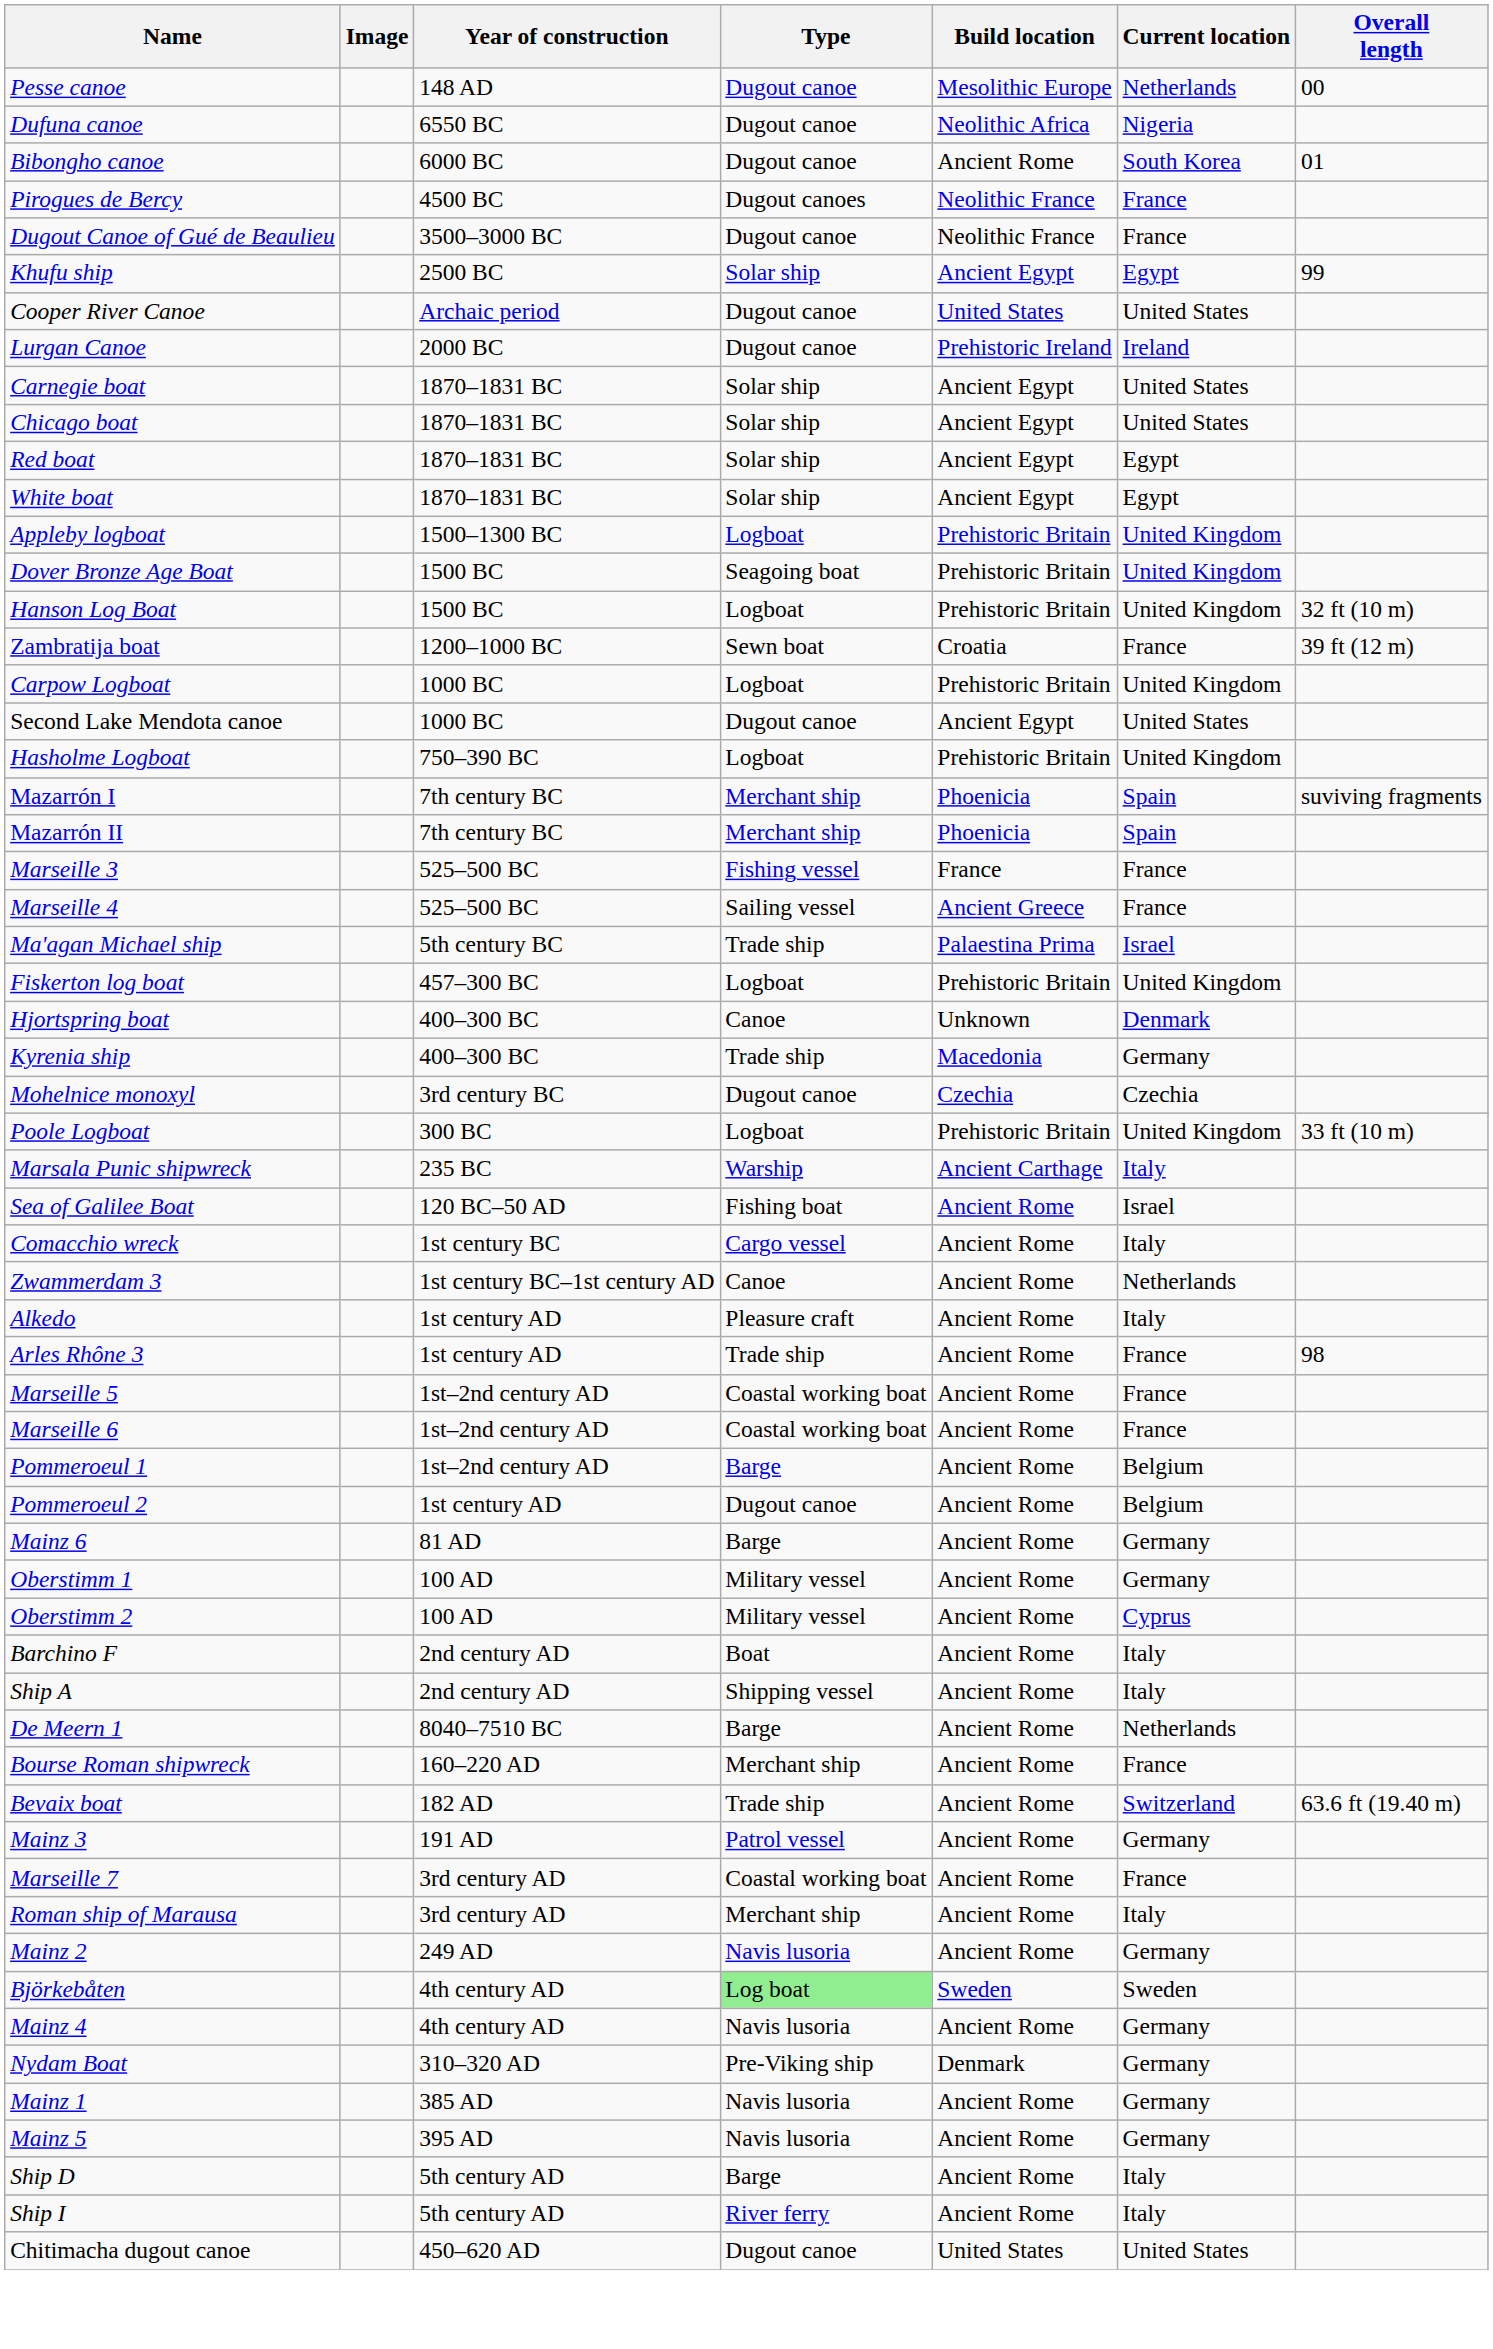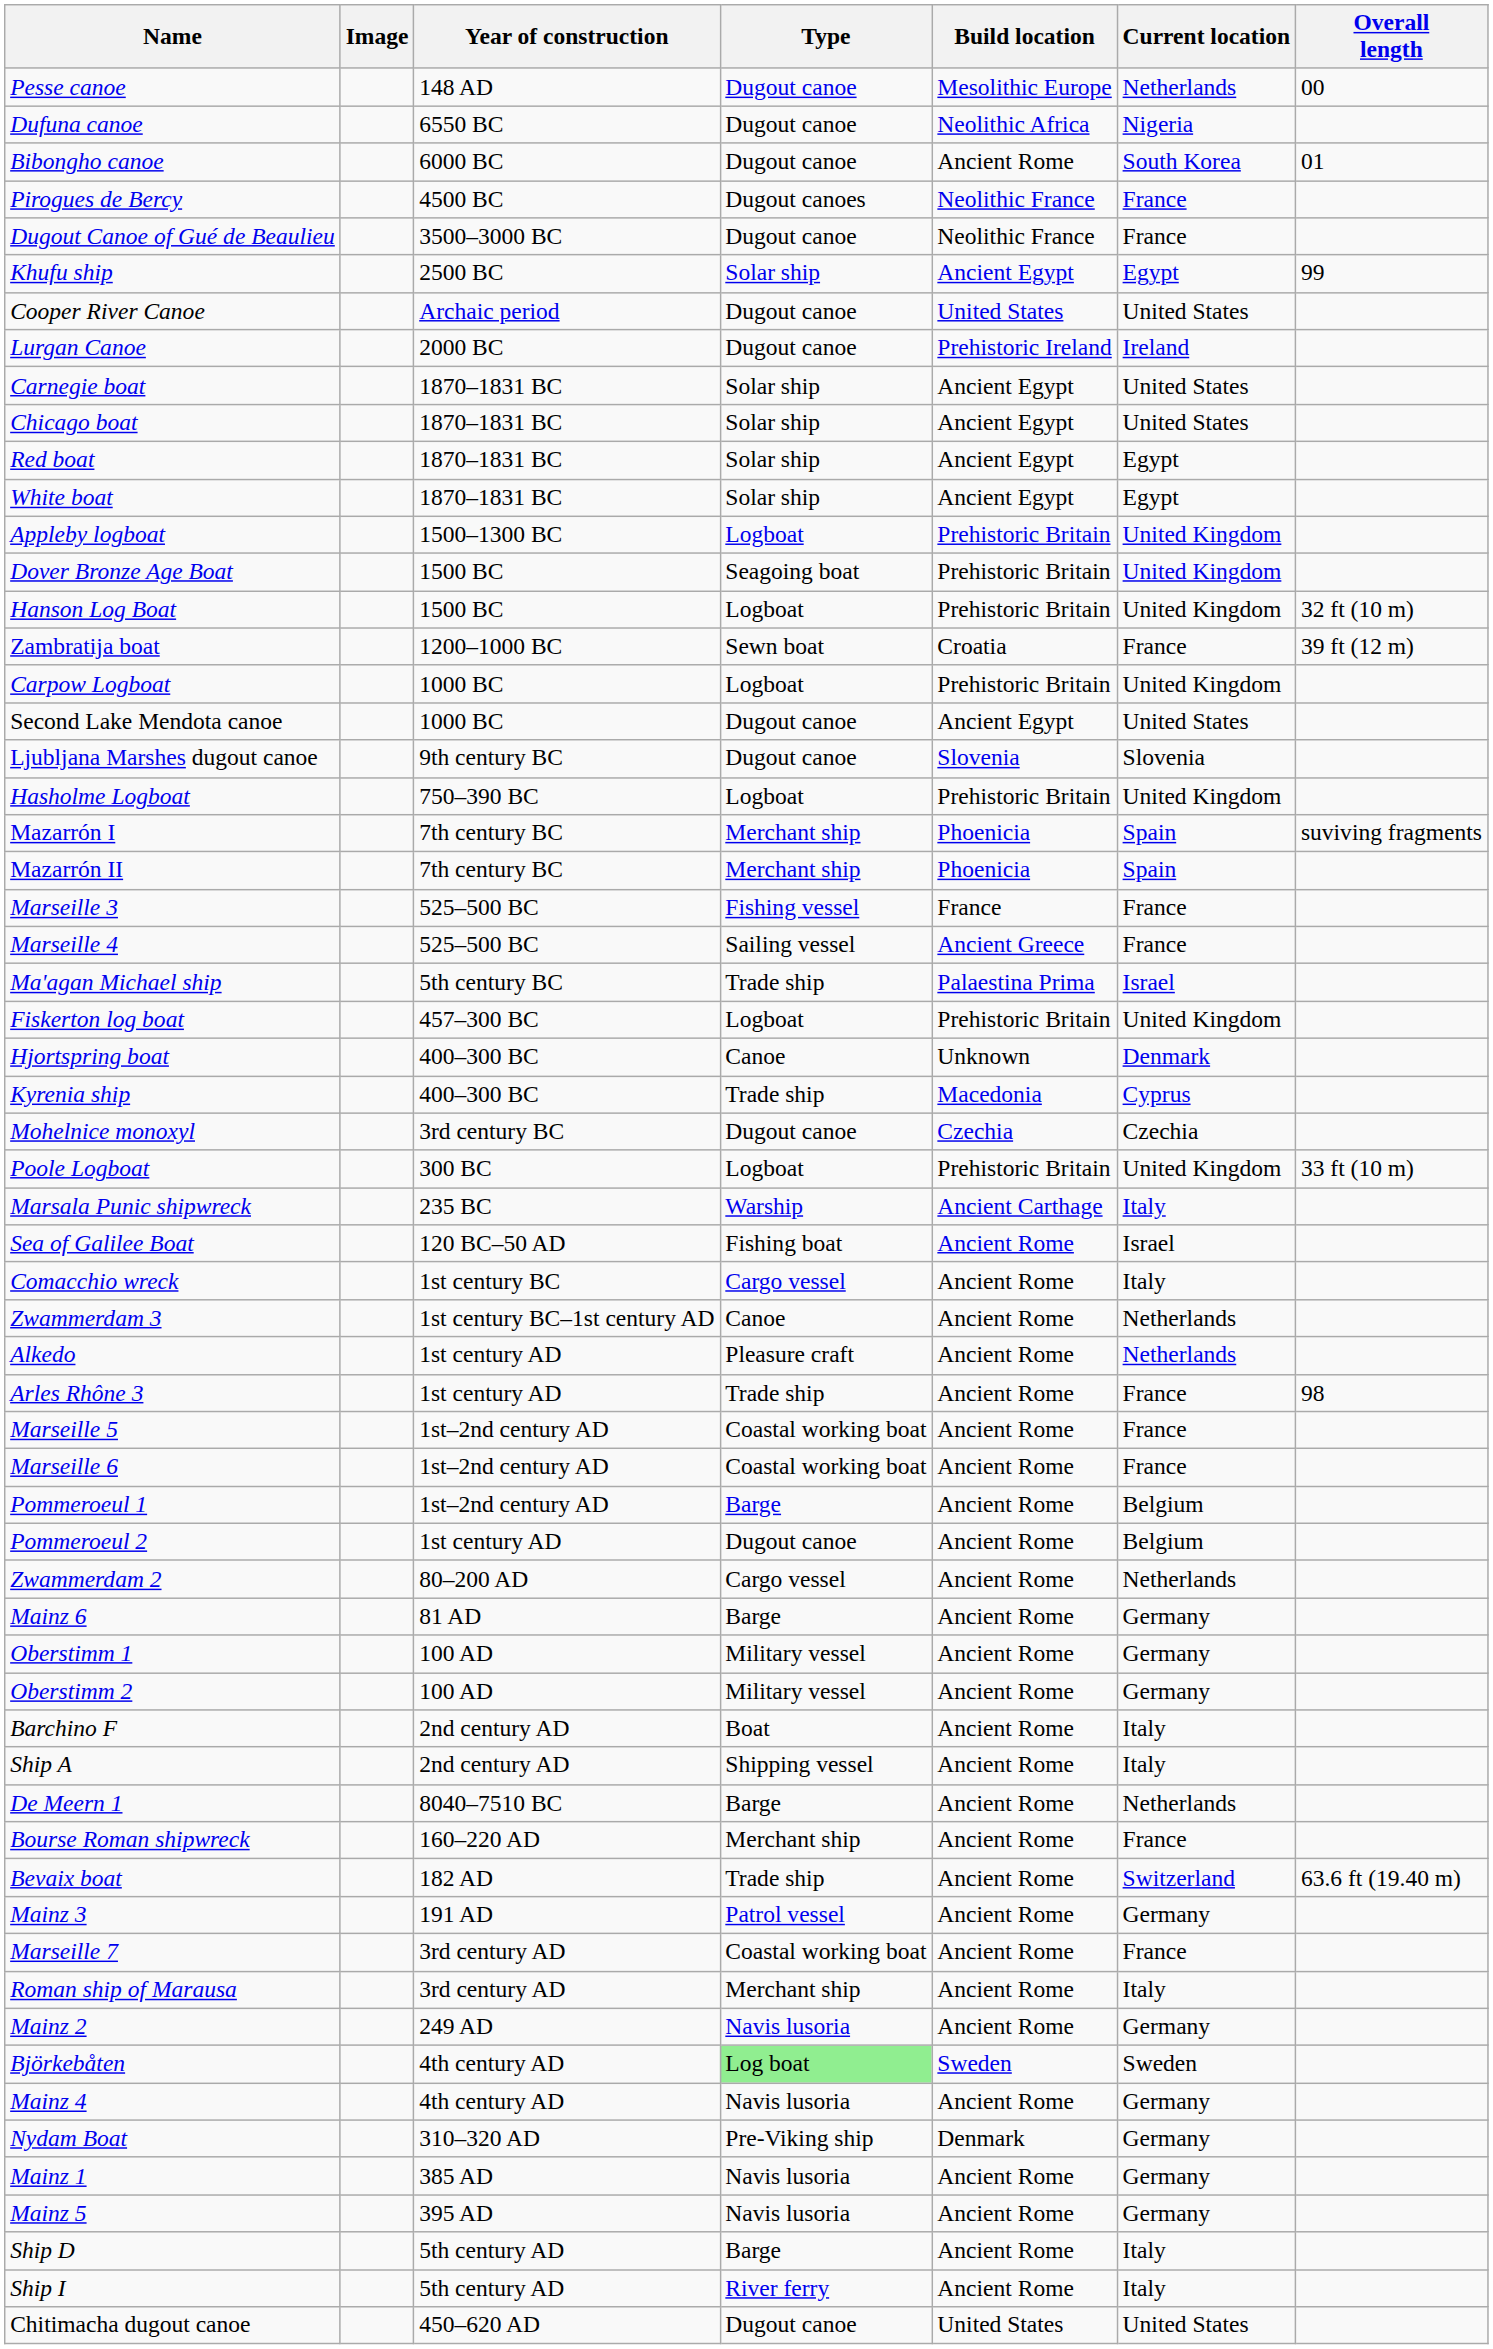+ row: (164, 758)
(1166, 1056) Germany -> (1157, 1094) Cyprus
(1144, 1317) Italy -> (1179, 1355) Netherlands
+ row: (86, 1578)
(1157, 1616) Cyprus -> (1166, 1690) Germany
